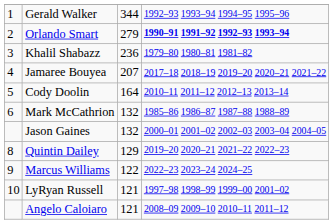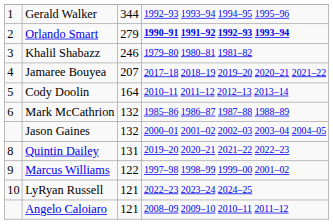(129, 53) 236 -> (129, 53) 246
(129, 151) 129 -> (129, 151) 131
(198, 170) 2022–23 2023–24 2024–25 -> (217, 170) 1997–98 1998–99 1999–00 2001–02
(217, 190) 1997–98 1998–99 1999–00 2001–02 -> (198, 190) 2022–23 2023–24 2024–25
